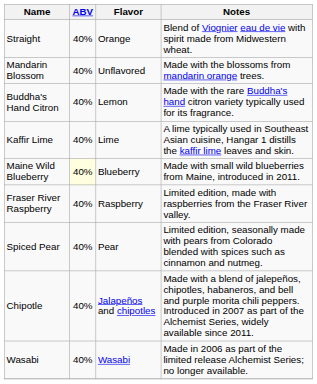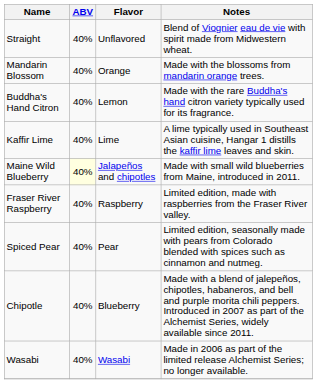(114, 38) Orange -> (122, 38) Unflavored
(122, 70) Unflavored -> (114, 70) Orange
(119, 171) Blueberry -> (127, 171) Jalapeños and chipotles
(127, 306) Jalapeños and chipotles -> (119, 306) Blueberry
